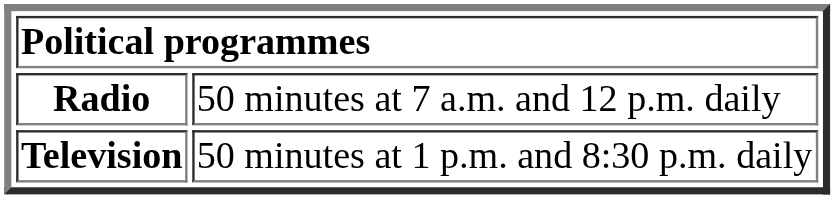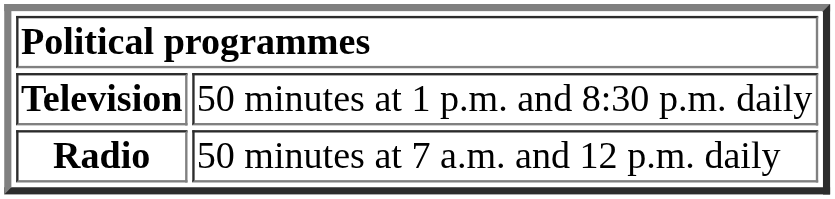rows swapped: (102, 155) <-> (102, 98)
